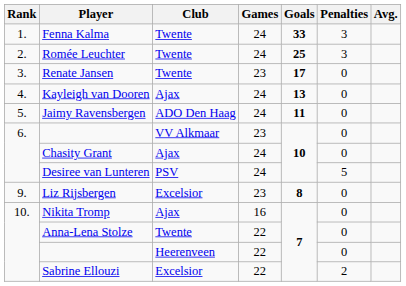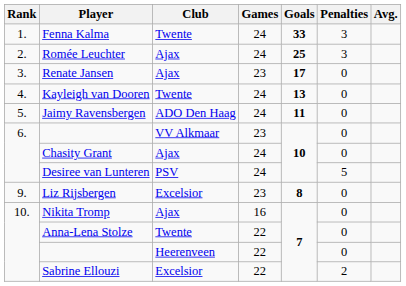(174, 53) Twente -> (167, 53) Ajax
(174, 73) Twente -> (167, 73) Ajax
(167, 93) Ajax -> (174, 93) Twente
